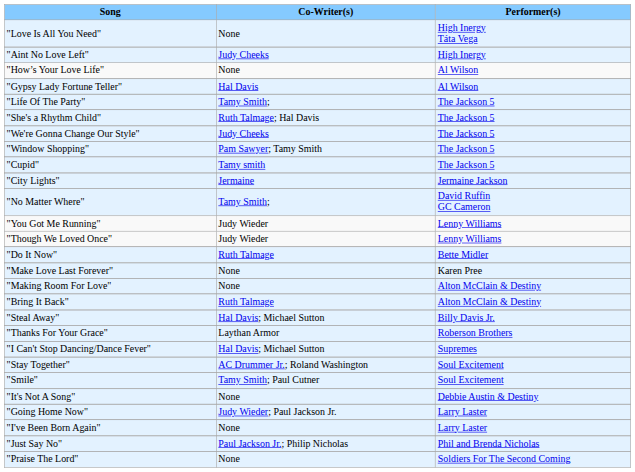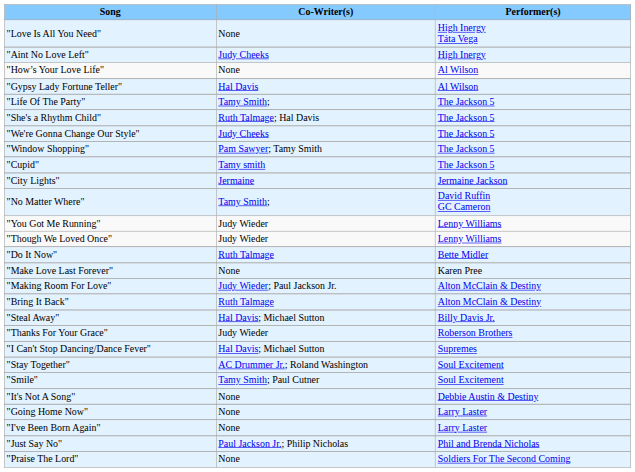(229, 286) None -> (277, 286) Judy Wieder; Paul Jackson Jr.
(249, 333) Laythan Armor -> (243, 333) Judy Wieder
(277, 412) Judy Wieder; Paul Jackson Jr. -> (229, 412) None
